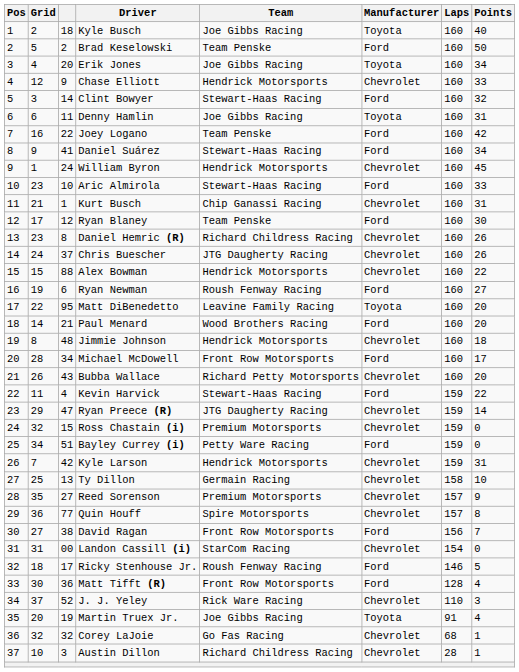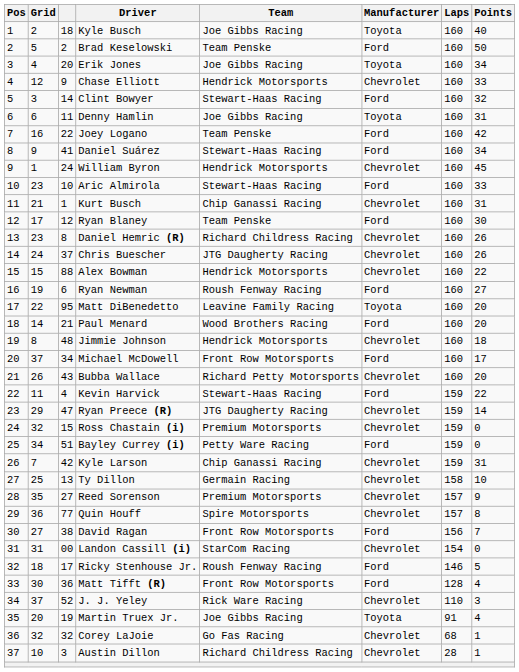(37, 359) 28 -> (37, 359) 37
(265, 463) Hendrick Motorsports -> (262, 463) Chip Ganassi Racing
